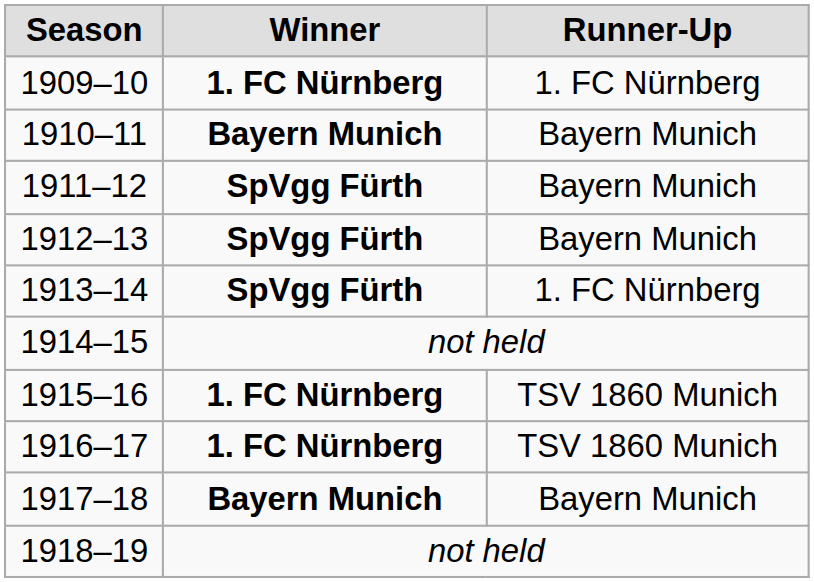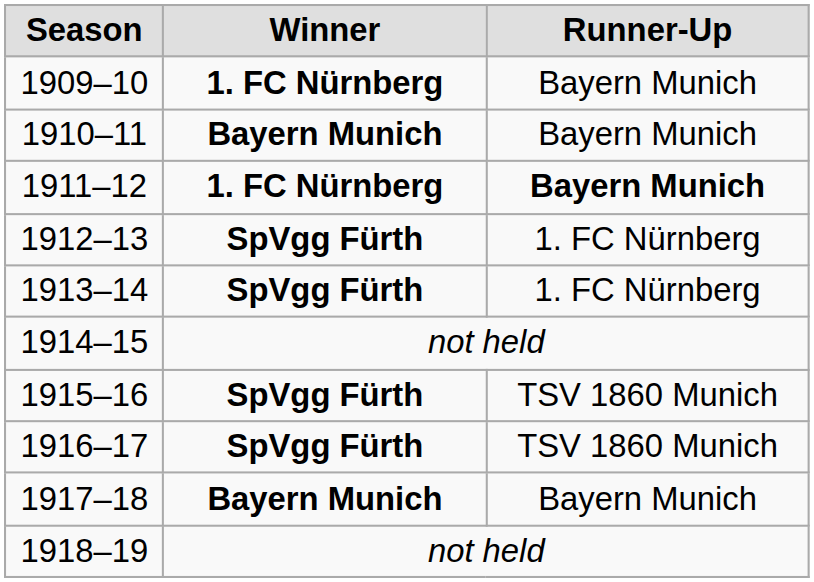(648, 82) 1. FC Nürnberg -> (648, 82) Bayern Munich
(325, 186) SpVgg Fürth -> (325, 186) 1. FC Nürnberg
(648, 186) normal -> (648, 186) bold
(648, 238) Bayern Munich -> (648, 238) 1. FC Nürnberg
(325, 394) 1. FC Nürnberg -> (325, 394) SpVgg Fürth
(325, 446) 1. FC Nürnberg -> (325, 446) SpVgg Fürth
